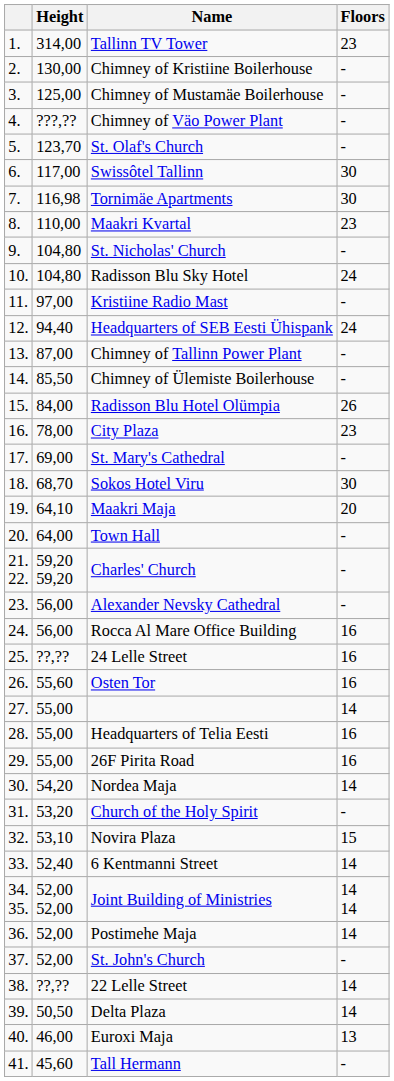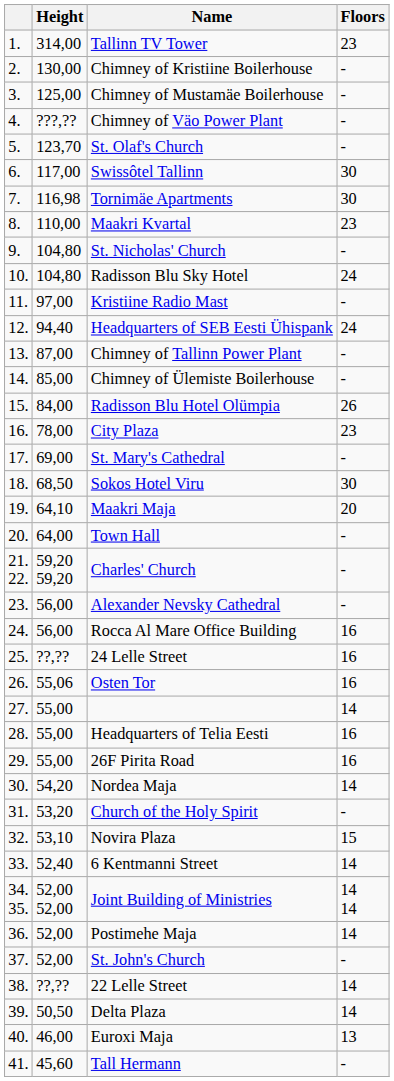(55, 379) 85,50 -> (55, 379) 85,00
(55, 483) 68,70 -> (55, 483) 68,50
(55, 682) 55,60 -> (55, 682) 55,06
